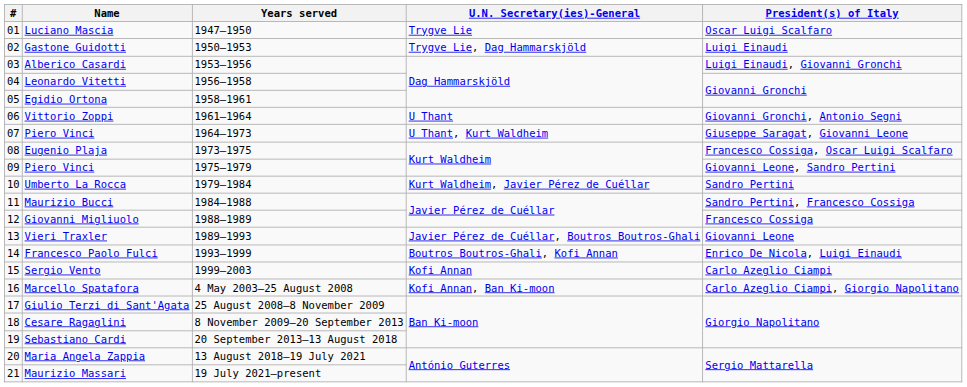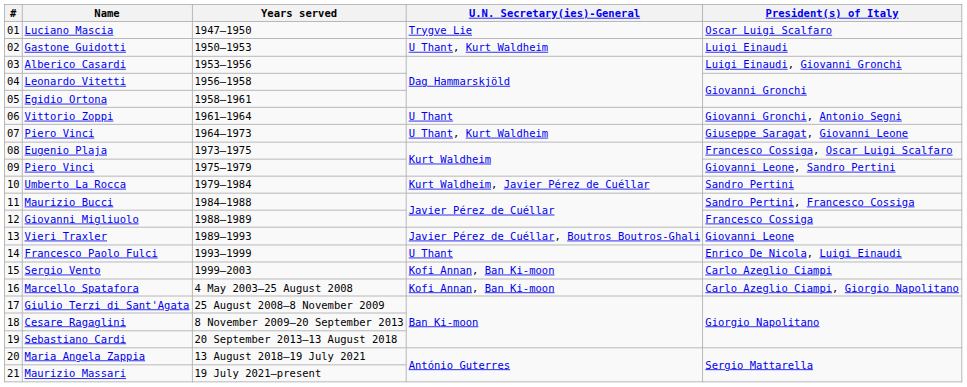(497, 47) Trygve Lie, Dag Hammarskjöld -> (478, 47) U Thant, Kurt Waldheim
(513, 253) Boutros Boutros-Ghali, Kofi Annan -> (431, 253) U Thant
(440, 270) Kofi Annan -> (482, 270) Kofi Annan, Ban Ki-moon
